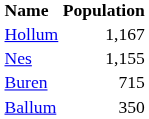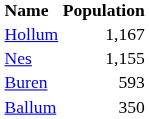(132, 82) 715 -> (132, 82) 593
